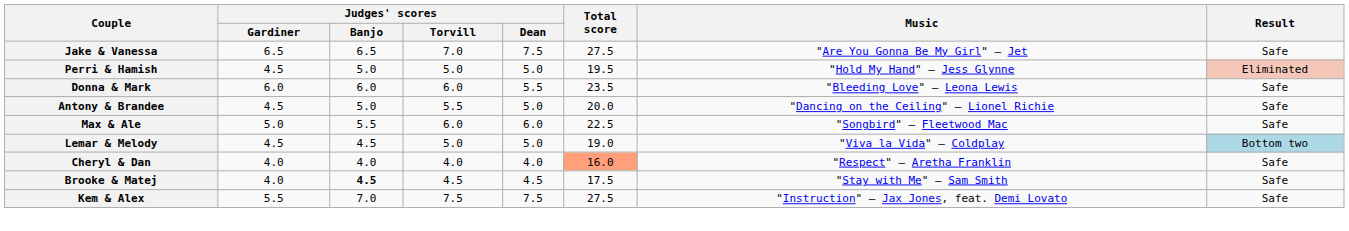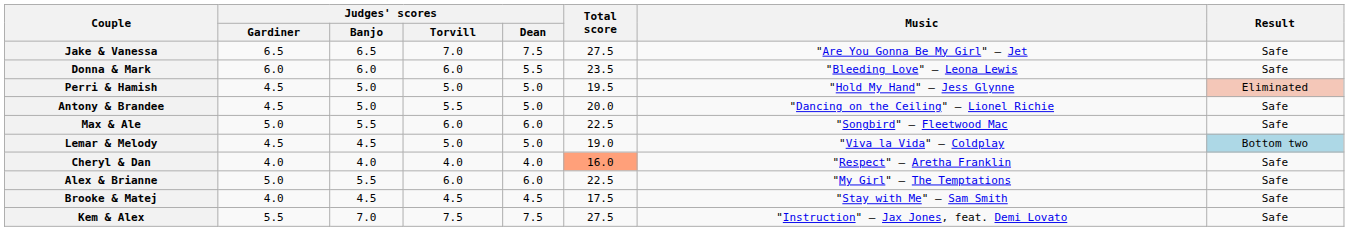rows swapped: (111, 87) <-> (111, 69)
+ row: (111, 180)
(367, 180) bold -> (367, 198) normal
